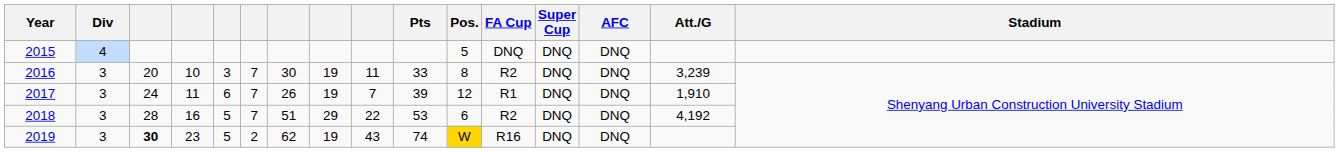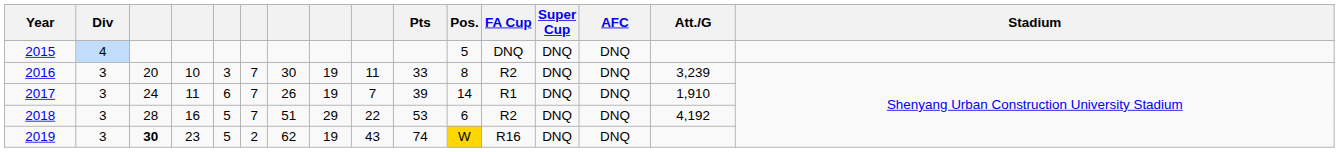(464, 94) 12 -> (464, 94) 14
